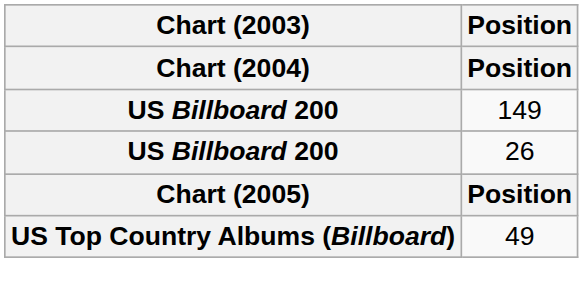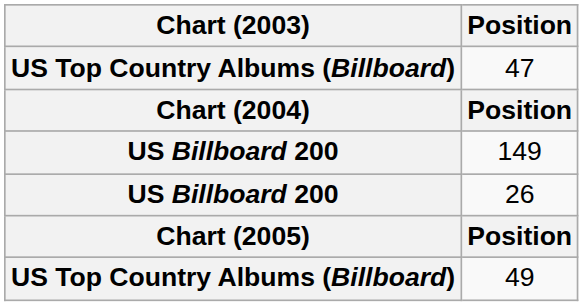+ row: (520, 67)
